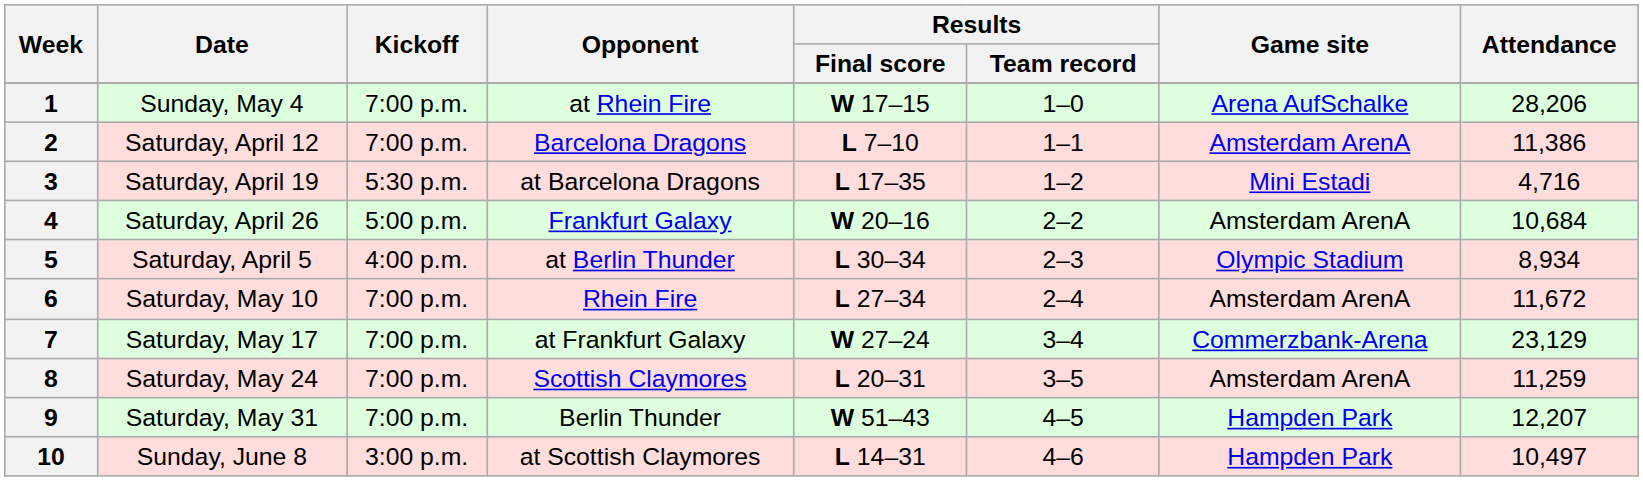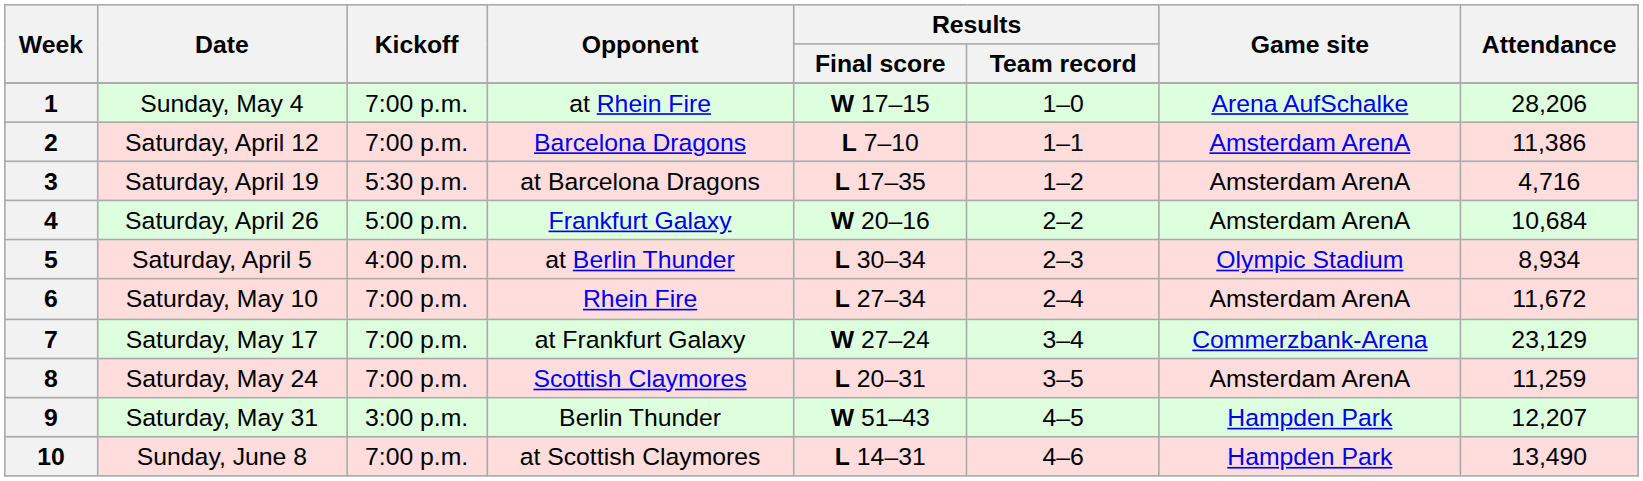(1310, 182) Mini Estadi -> (1310, 182) Amsterdam ArenA
(417, 417) 7:00 p.m. -> (417, 417) 3:00 p.m.
(417, 456) 3:00 p.m. -> (417, 456) 7:00 p.m.
(1549, 456) 10,497 -> (1549, 456) 13,490
